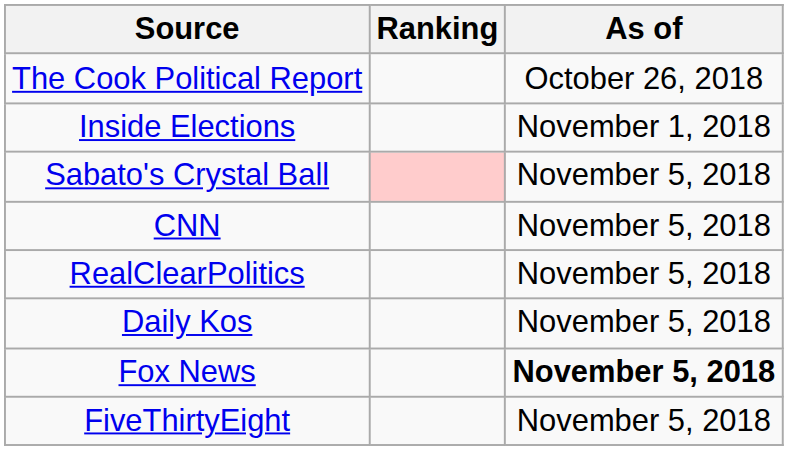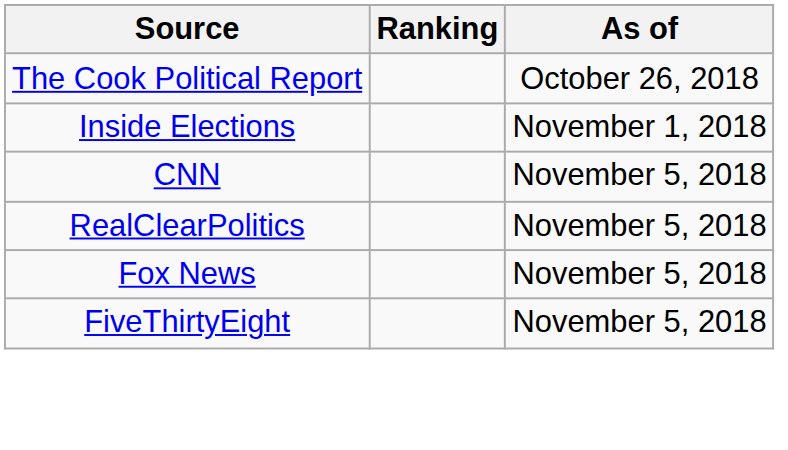- row: (187, 175)
- row: (187, 322)
(644, 371) bold -> (640, 273) normal
